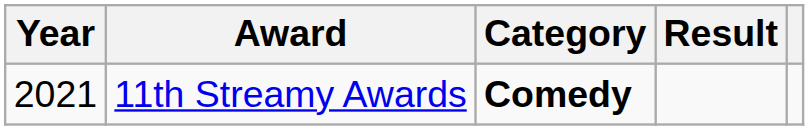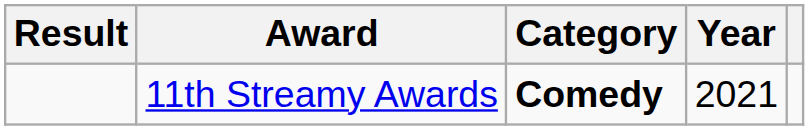columns swapped: (55, 34) <-> (721, 34)
